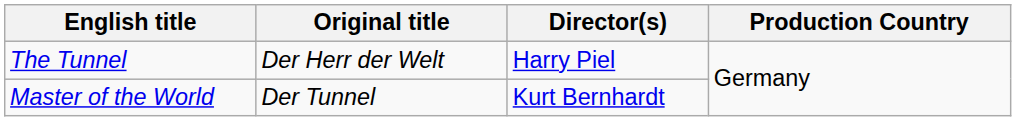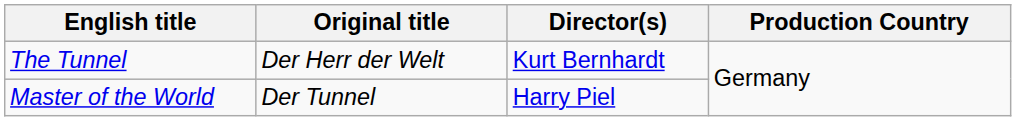(564, 60) Harry Piel -> (589, 60) Kurt Bernhardt
(589, 97) Kurt Bernhardt -> (564, 97) Harry Piel
